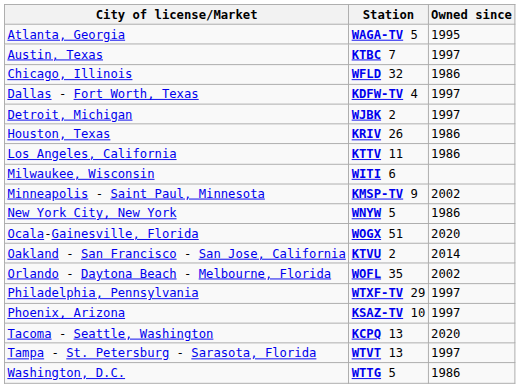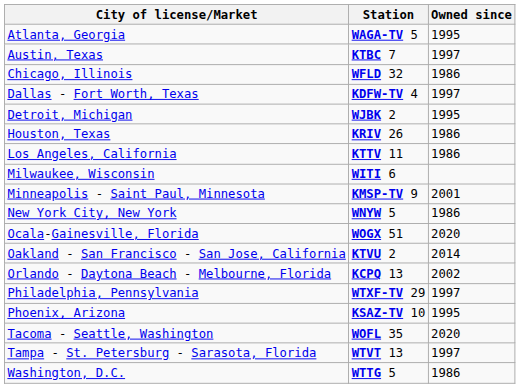(446, 114) 1997 -> (446, 114) 1995
(446, 194) 2002 -> (446, 194) 2001
(377, 273) WOFL 35 -> (377, 273) KCPQ 13
(446, 313) 1997 -> (446, 313) 1995
(377, 333) KCPQ 13 -> (377, 333) WOFL 35
